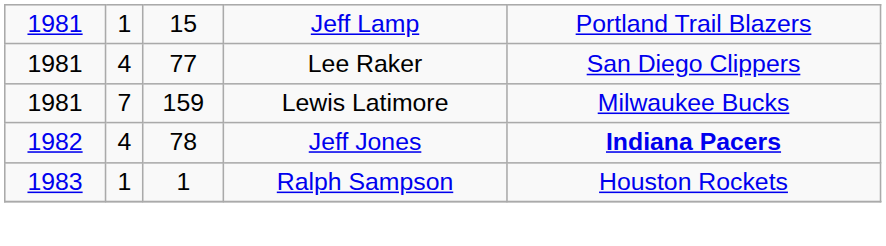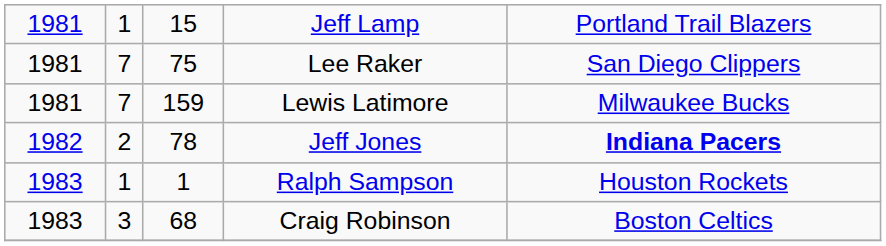(124, 63) 4 -> (124, 63) 7
(183, 63) 77 -> (183, 63) 75
(124, 142) 4 -> (124, 142) 2
+ row: (365, 220)
